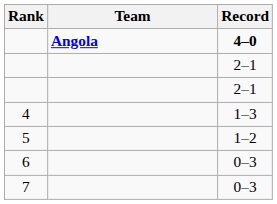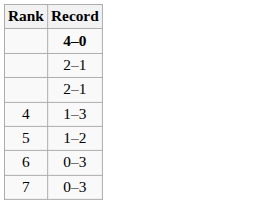- column: (133, 16)
